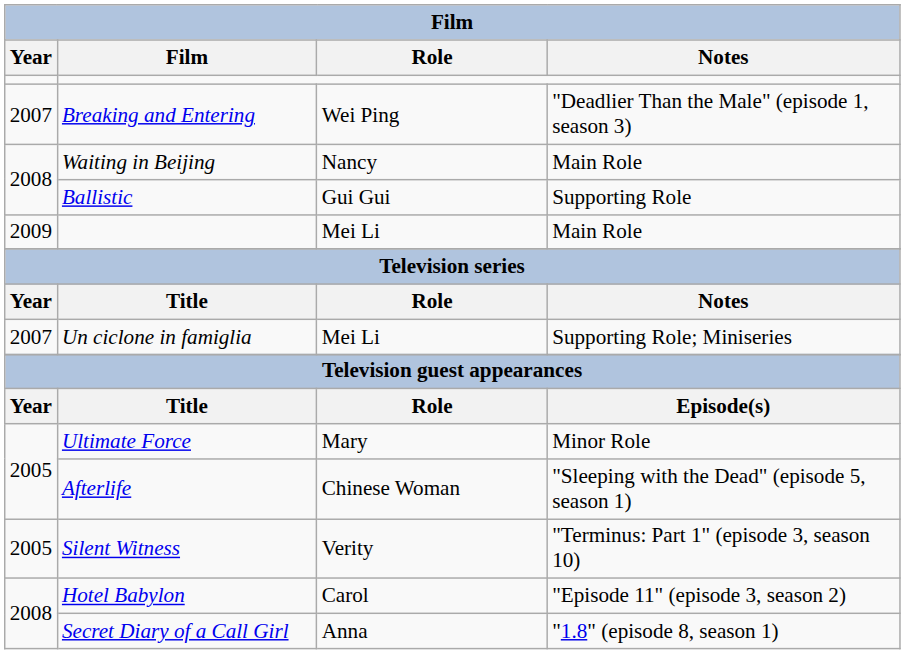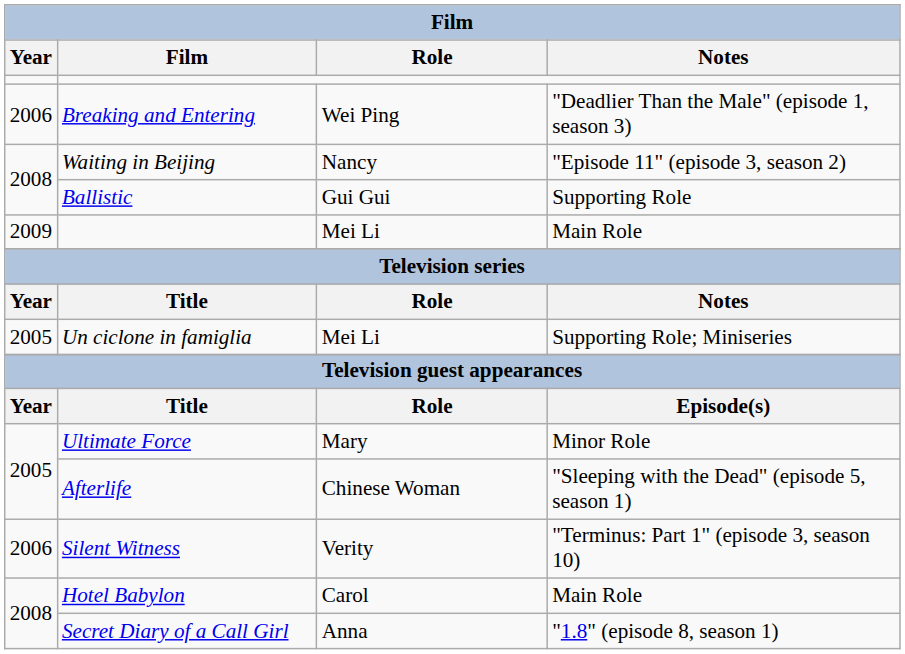(31, 114) 2007 -> (31, 114) 2006
(597, 161) Main Role -> (699, 161) "Episode 11" (episode 3, season 2)
(31, 336) 2007 -> (31, 336) 2005
(31, 548) 2005 -> (31, 548) 2006
(699, 596) "Episode 11" (episode 3, season 2) -> (597, 596) Main Role
